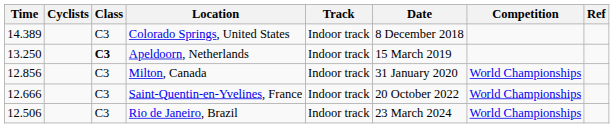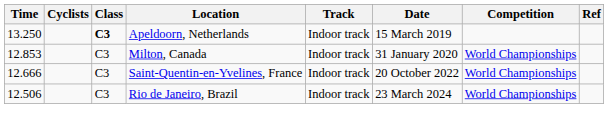- row: (209, 34)
(24, 73) 12.856 -> (24, 53) 12.853
